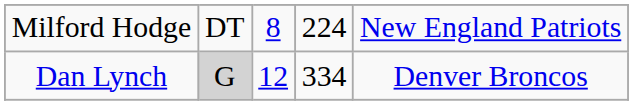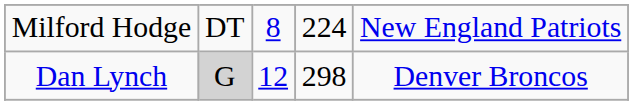(324, 75) 334 -> (324, 75) 298
